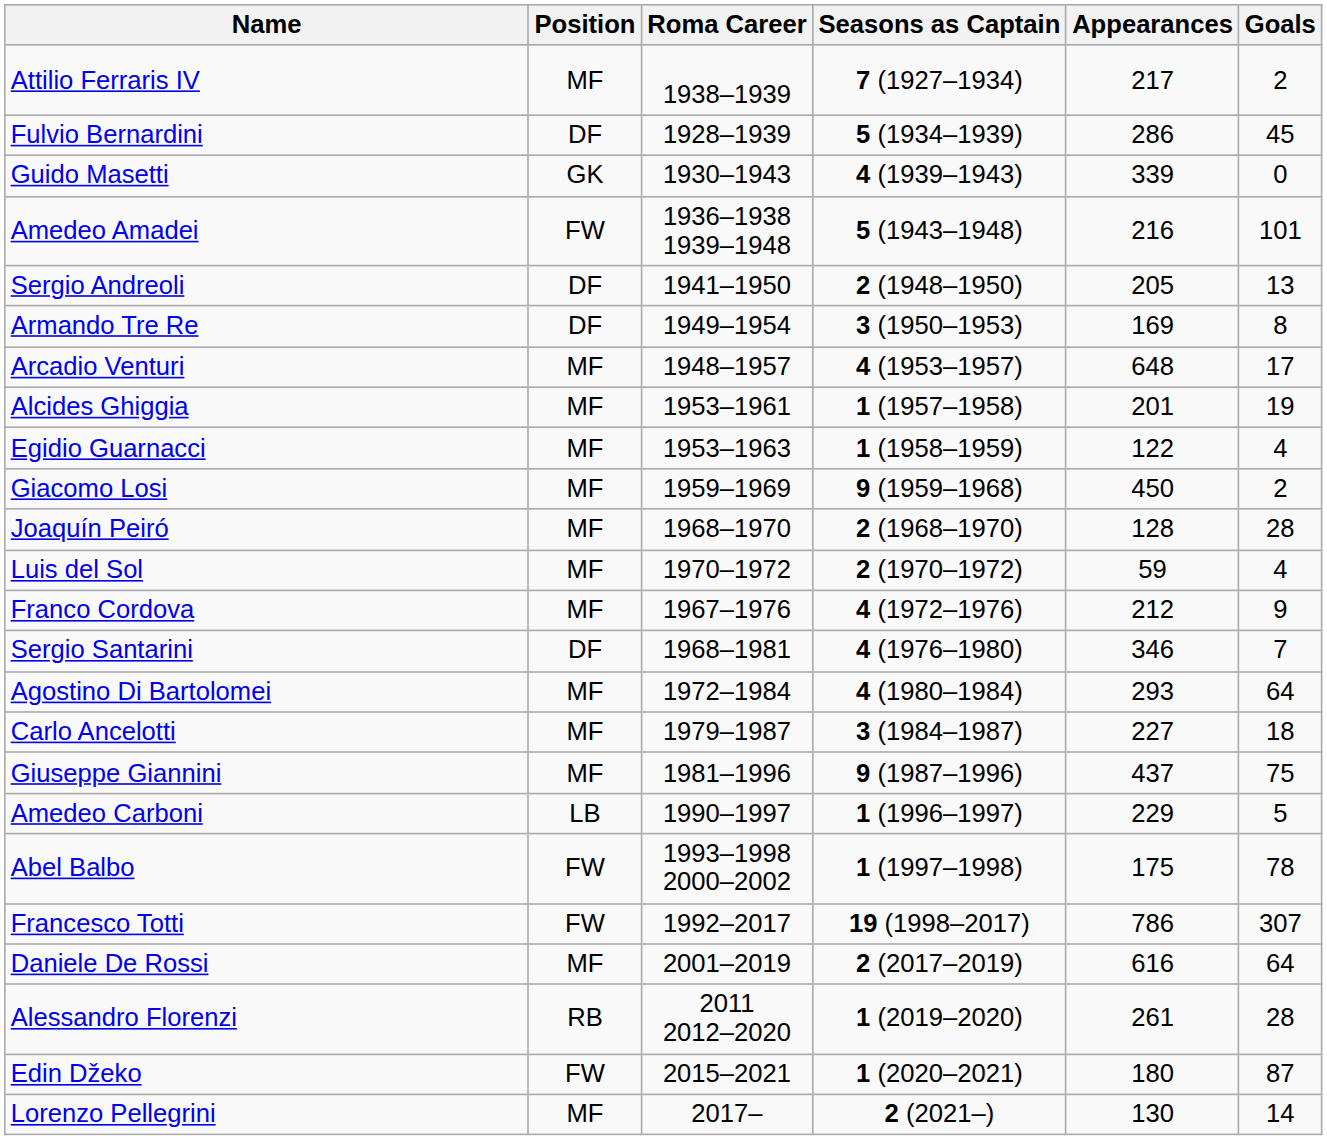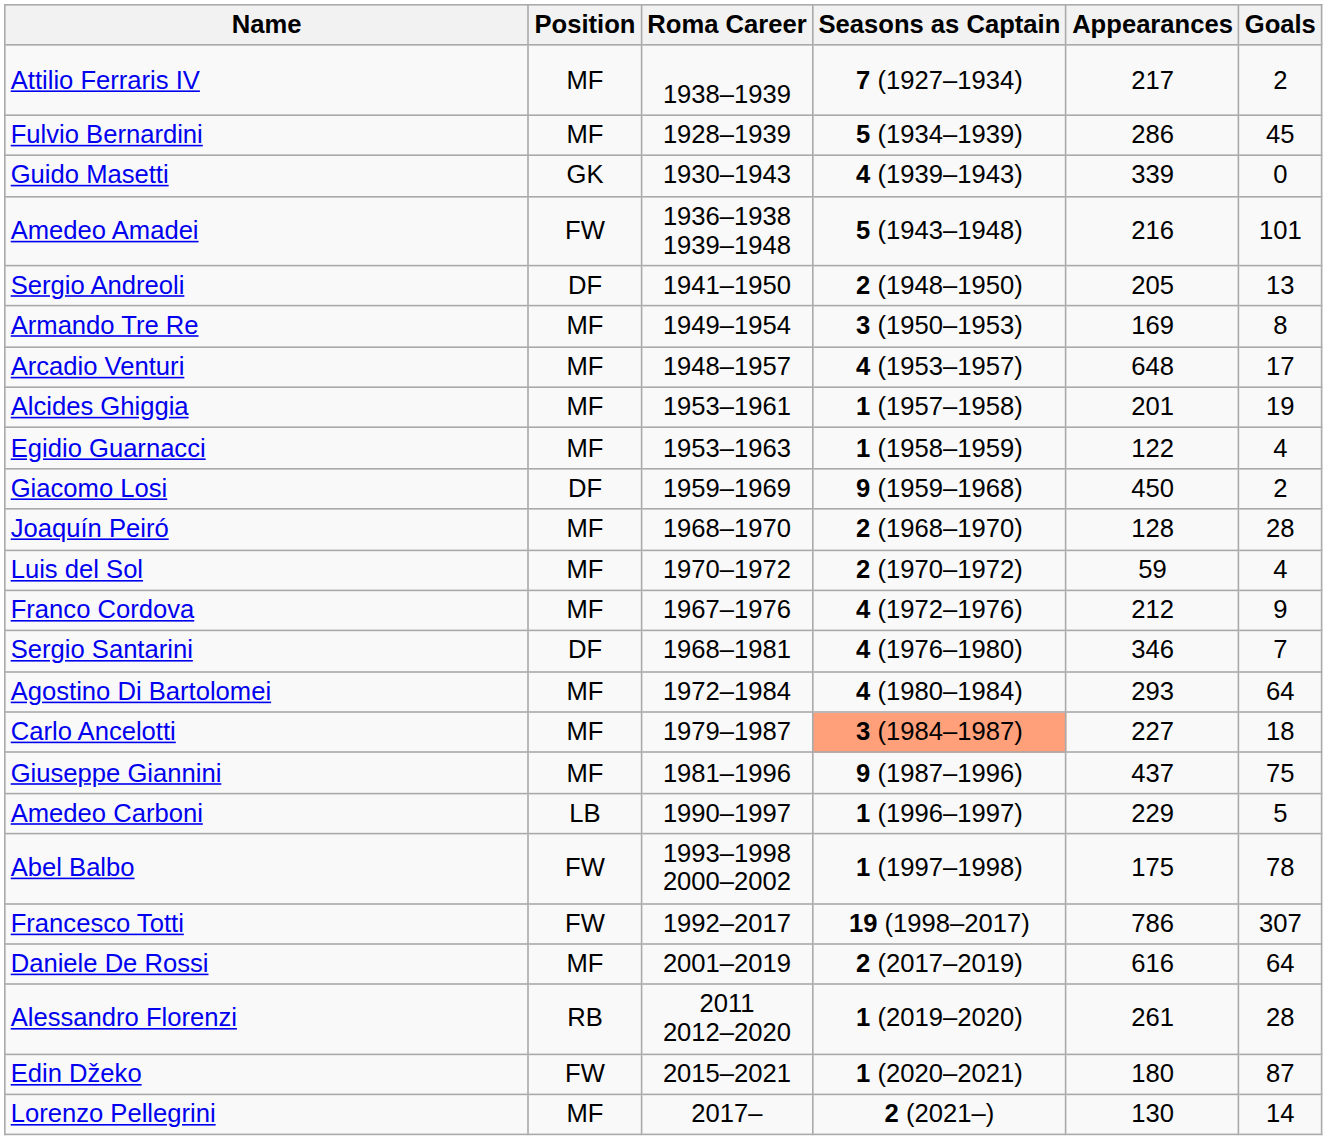(585, 134) DF -> (585, 134) MF
(585, 326) DF -> (585, 326) MF
(585, 488) MF -> (585, 488) DF
(939, 732) no background -> (939, 732) lightsalmon background
